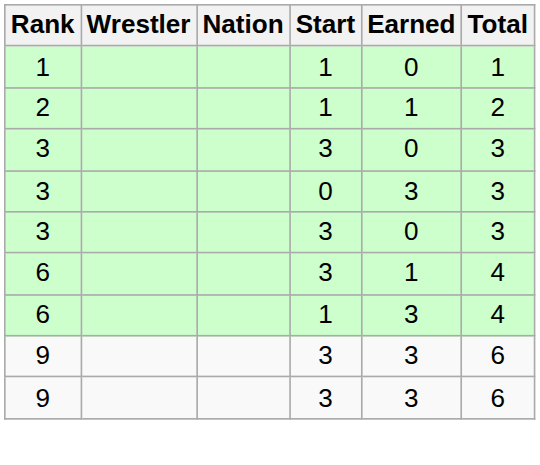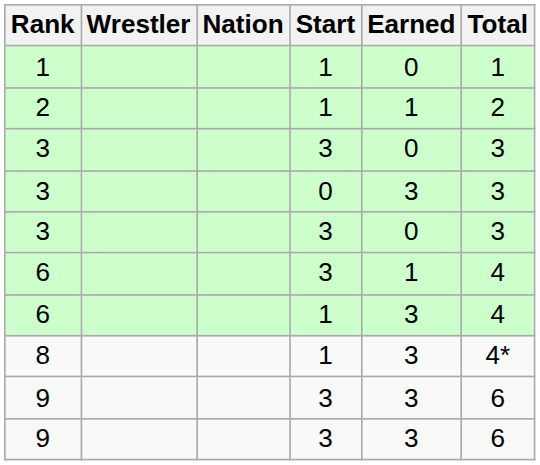+ row: (43, 356)
